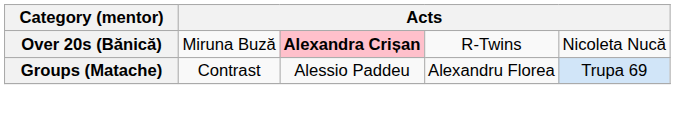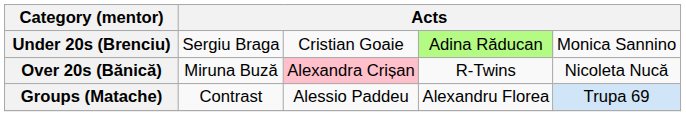+ row: (92, 44)
(352, 44) bold -> (351, 70) normal
